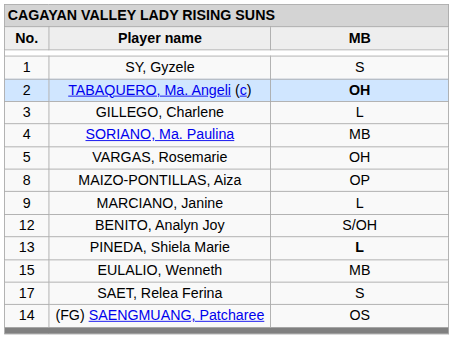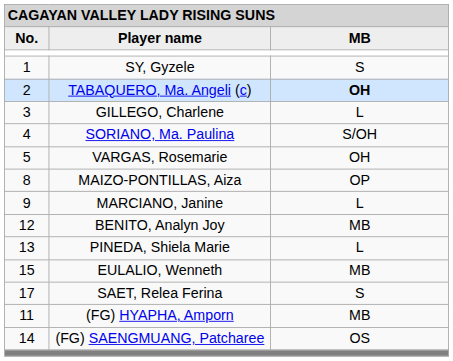(360, 135) MB -> (360, 135) S/OH
(360, 225) S/OH -> (360, 225) MB
(360, 248) bold -> (360, 248) normal
+ row: (27, 315)
